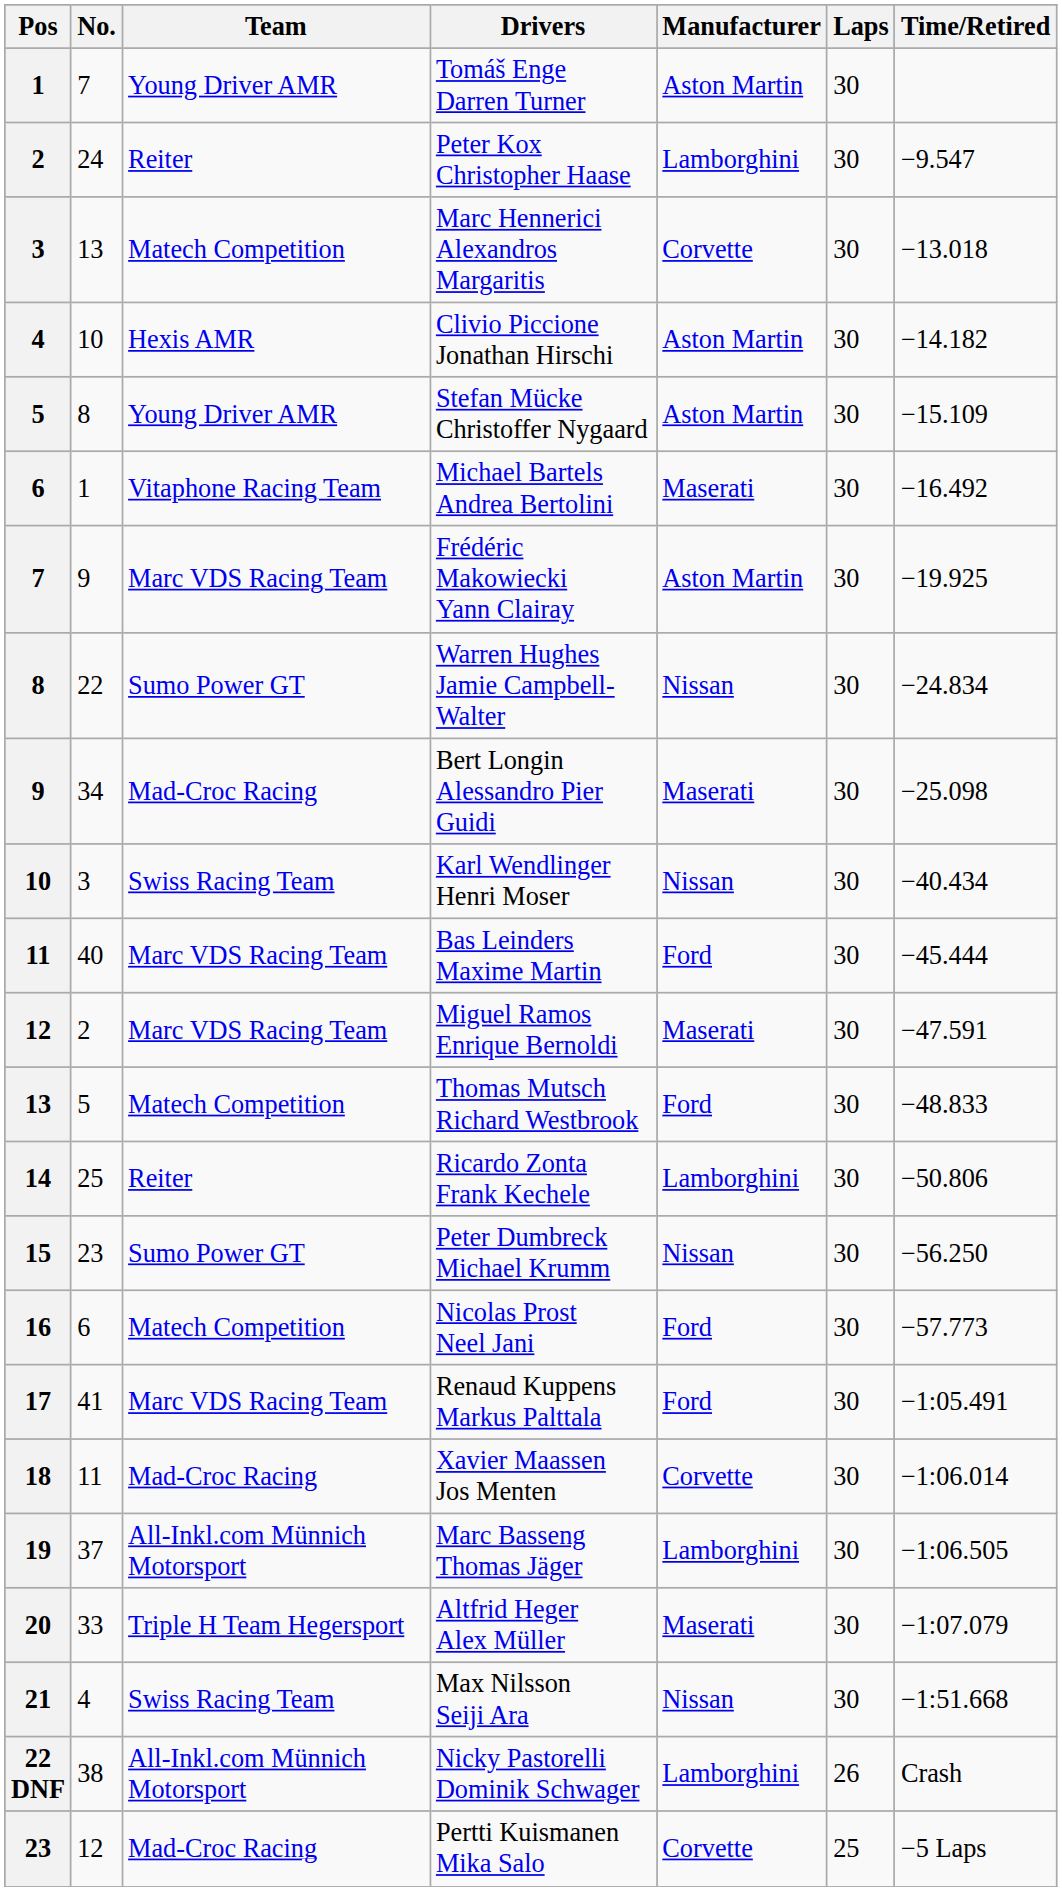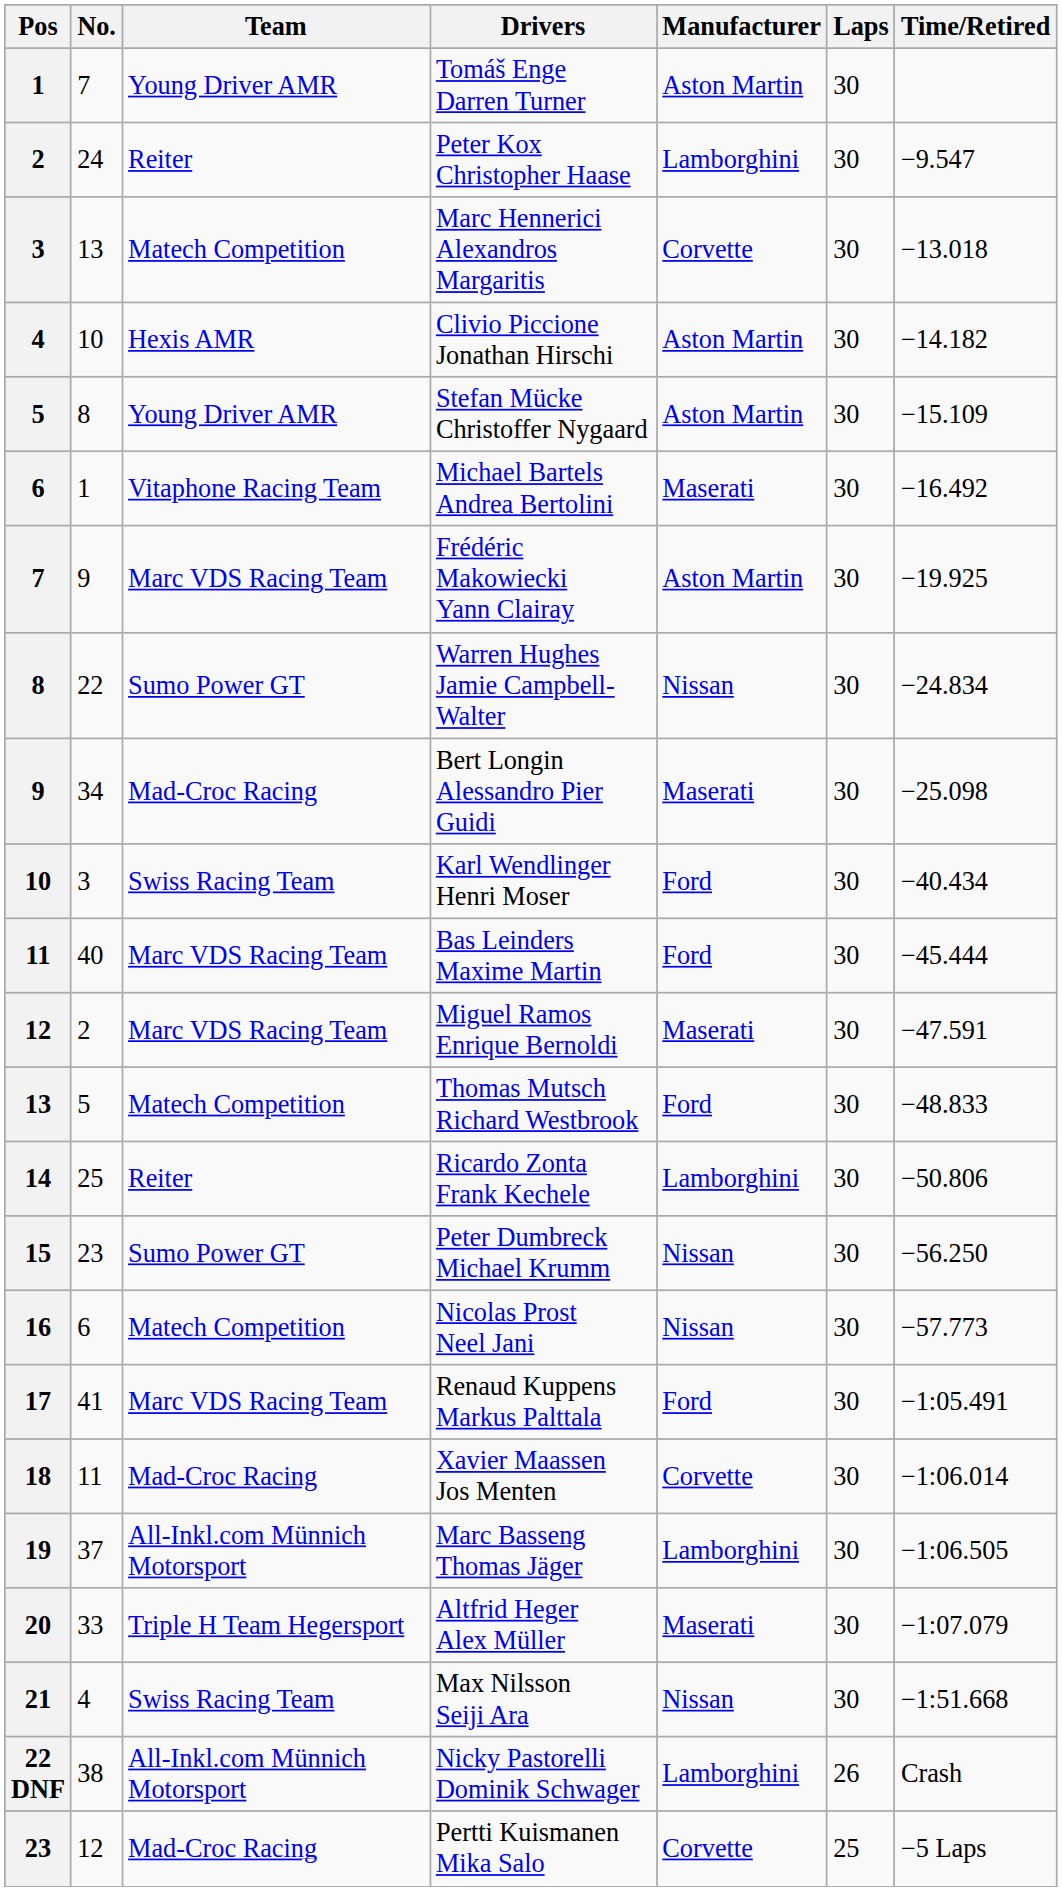(698, 880) Nissan -> (687, 880) Ford
(687, 1327) Ford -> (698, 1327) Nissan
